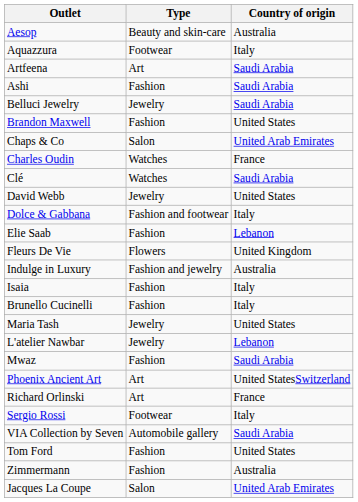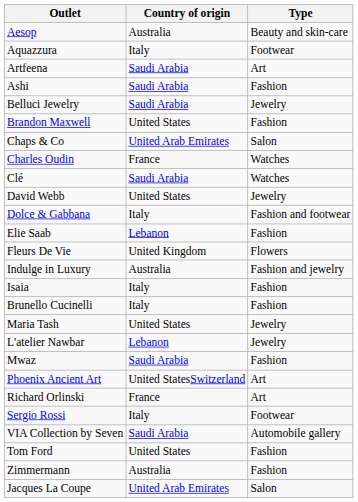columns swapped: (178, 13) <-> (292, 13)
